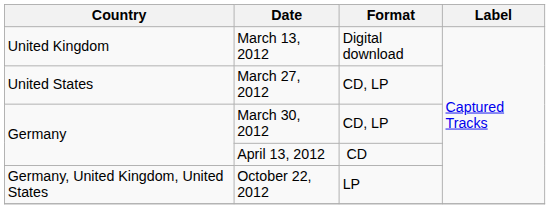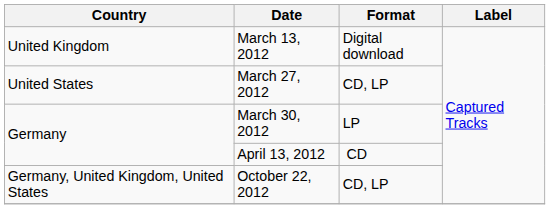(366, 123) CD, LP -> (351, 123) LP
(351, 184) LP -> (366, 184) CD, LP
